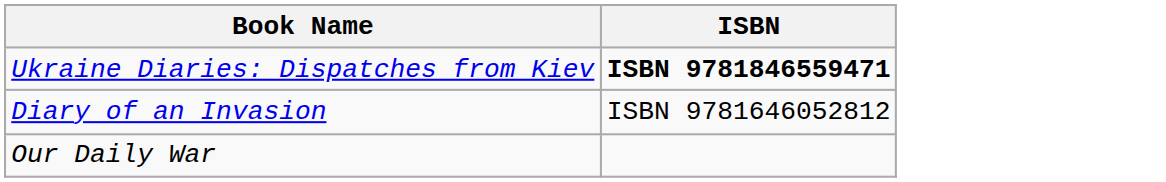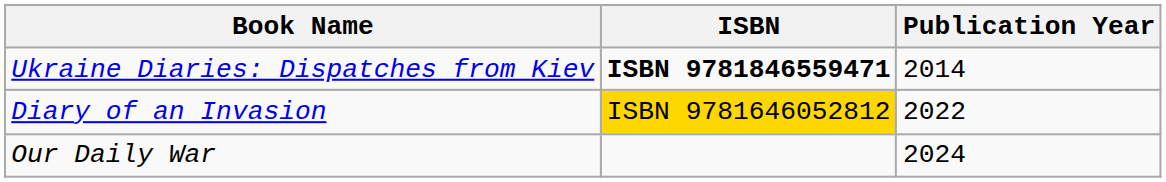+ column: (1029, 26)
(749, 112) no background -> (749, 112) gold background
